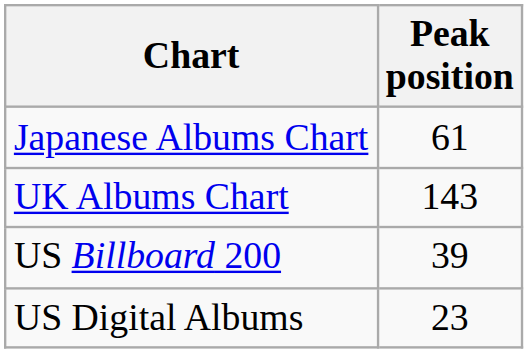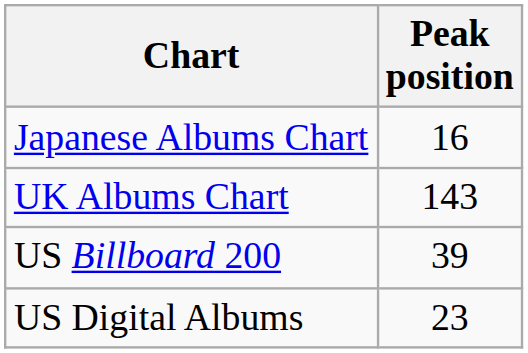(450, 136) 61 -> (450, 136) 16
